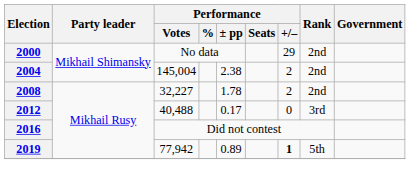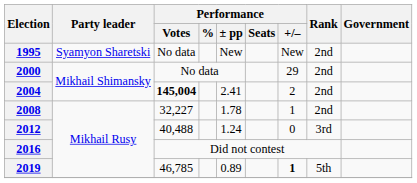+ row: (28, 52)
(176, 71) normal -> (176, 91) bold
(231, 71) 2.38 -> (231, 91) 2.41
(289, 91) 2 -> (292, 110) 1
(231, 110) 0.17 -> (231, 129) 1.24
(176, 149) 77,942 -> (176, 168) 46,785
